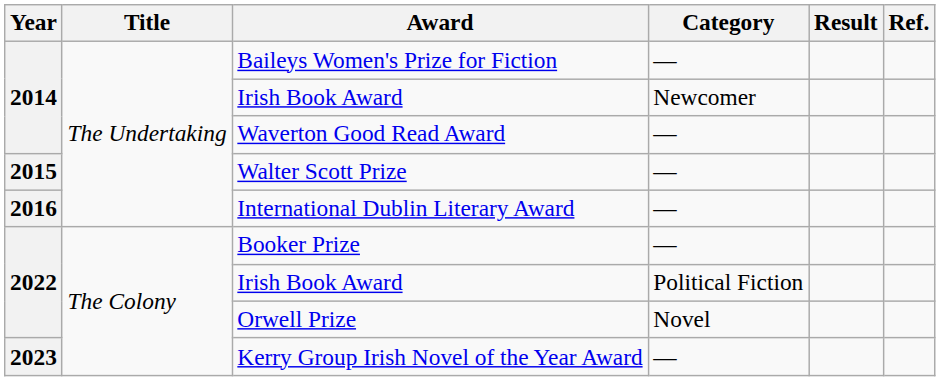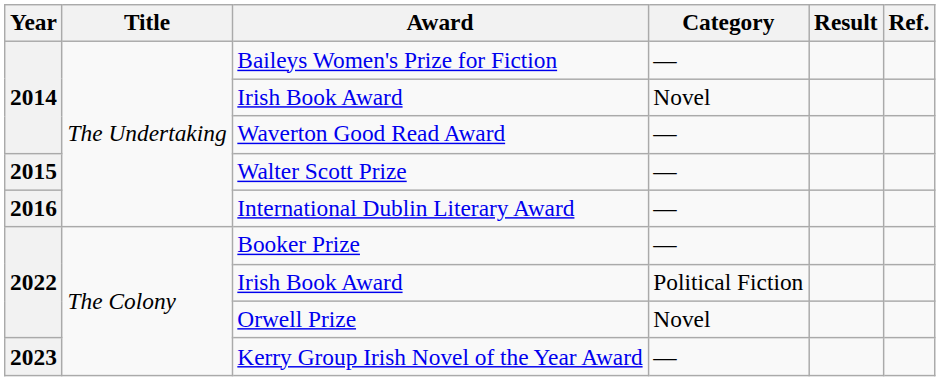(705, 97) Newcomer -> (682, 97) Novel
